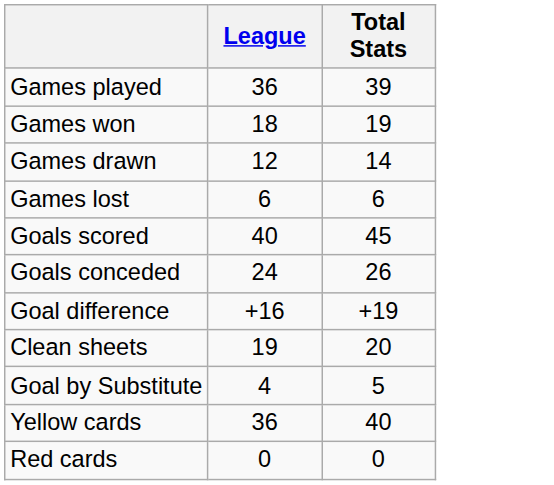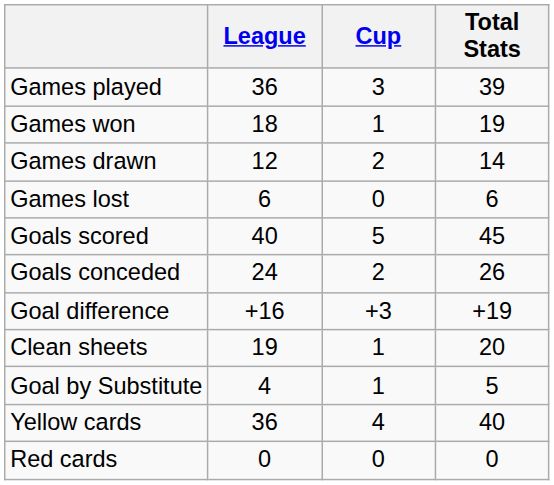+ column: (378, 36)
